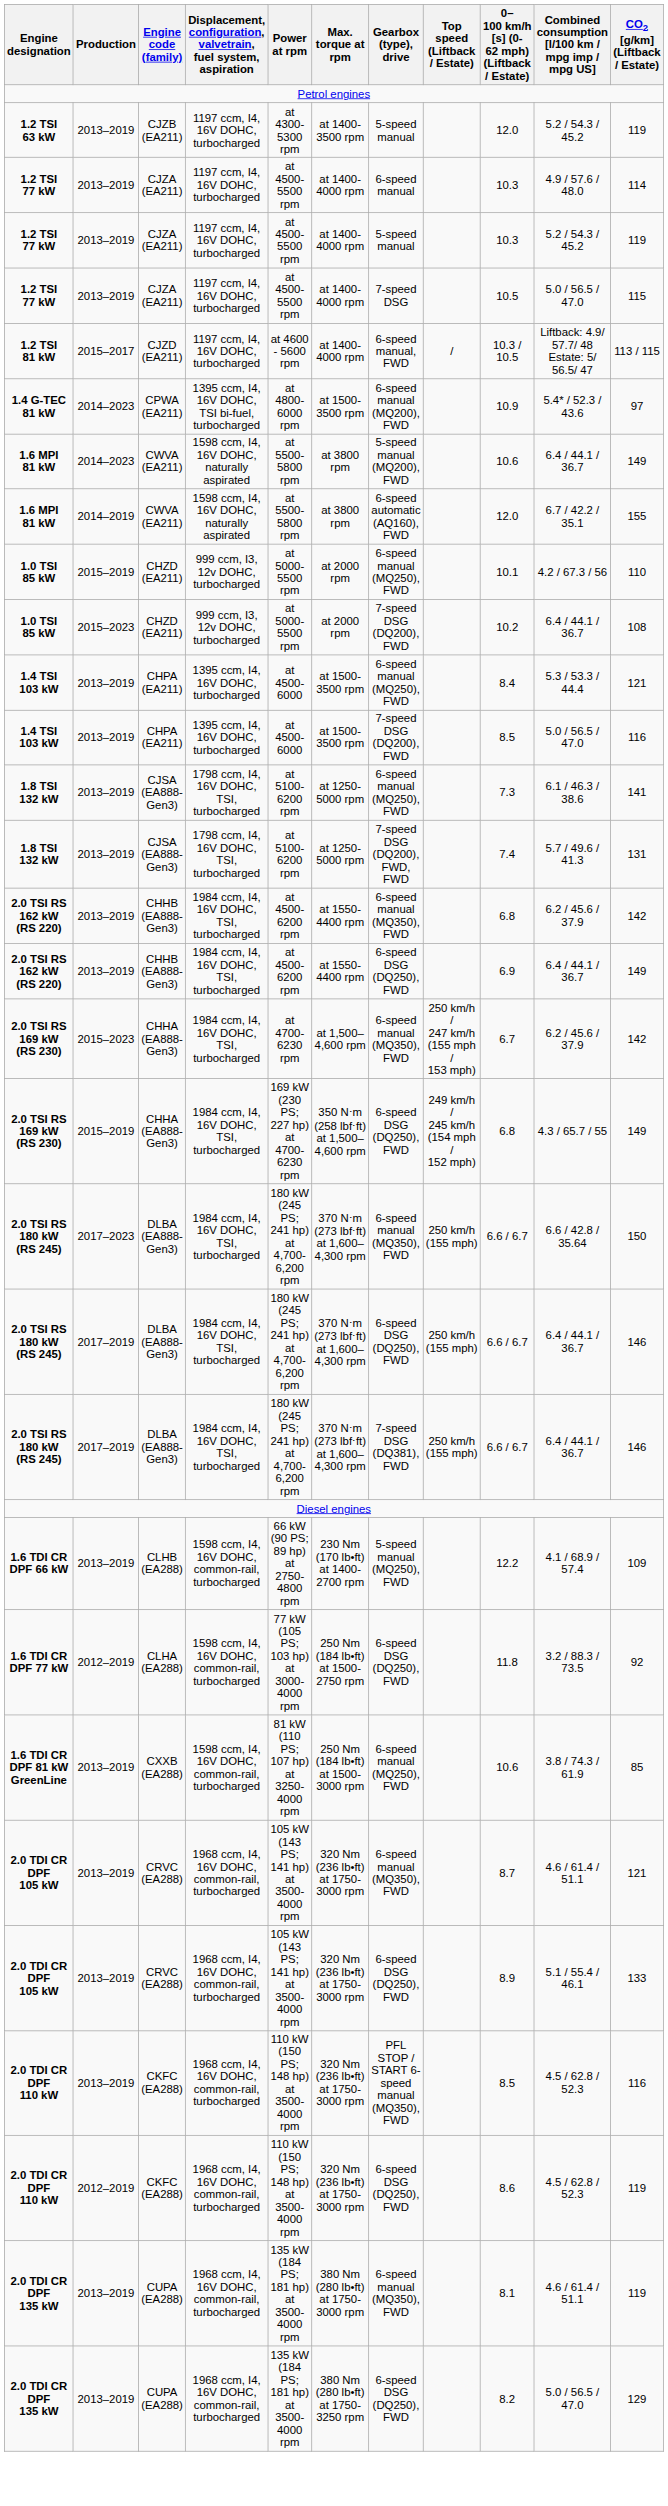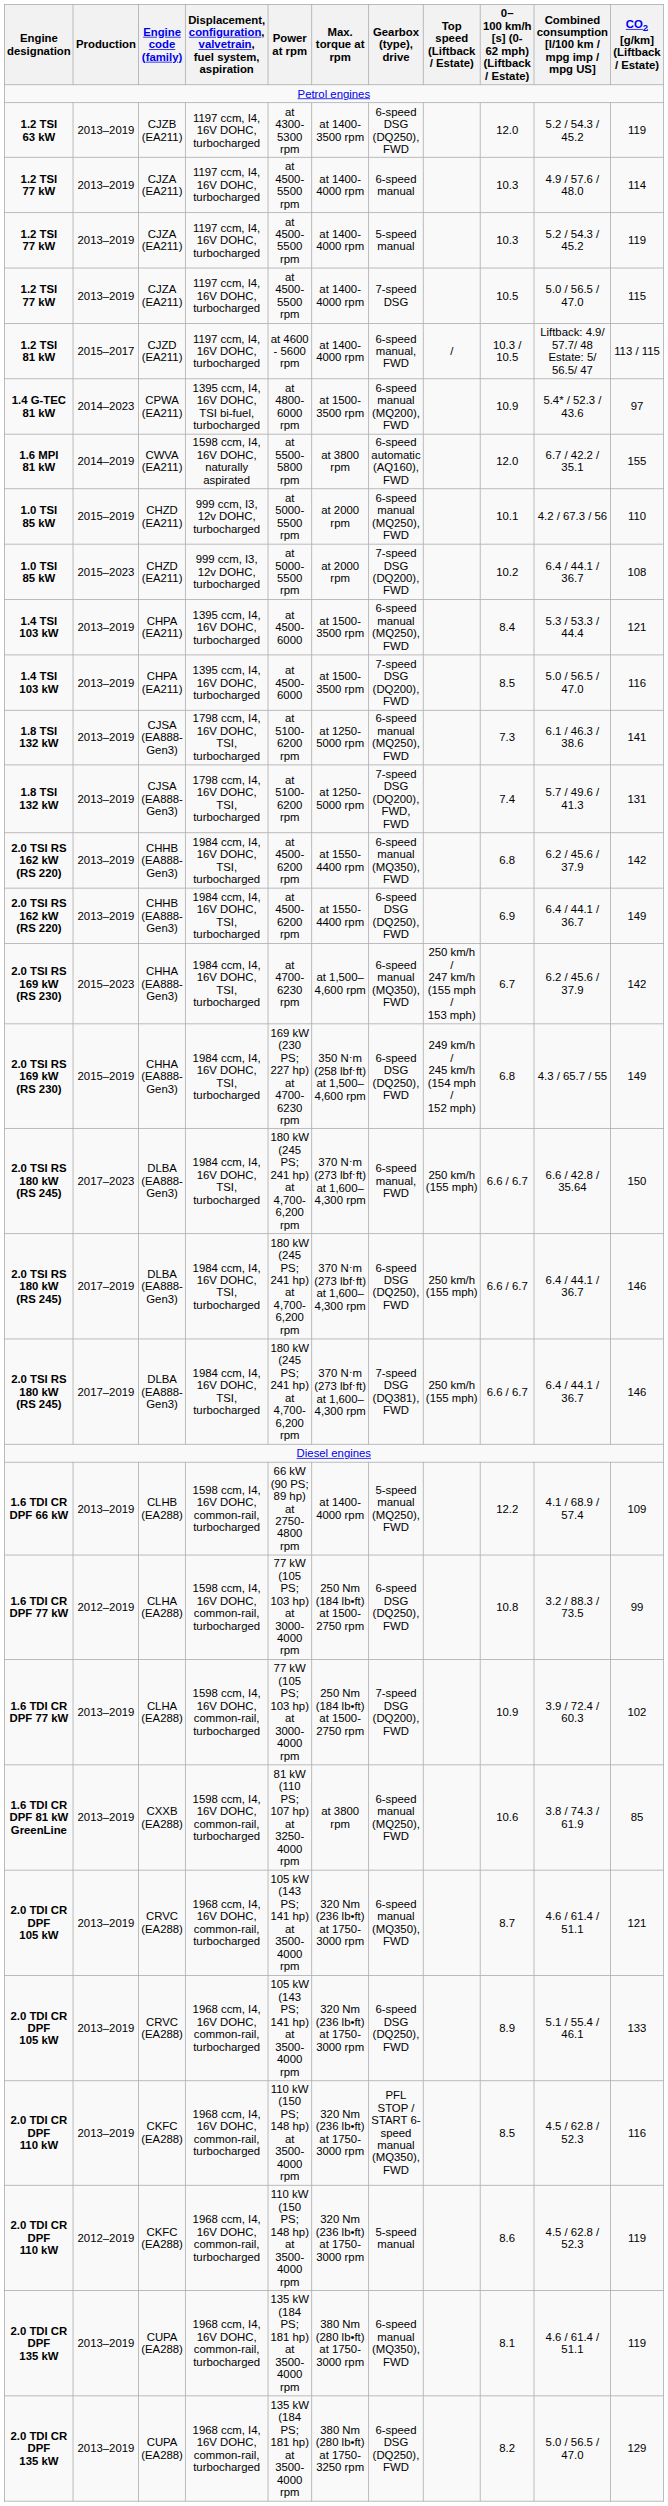(396, 130) 5-speed manual -> (396, 130) 6-speed DSG (DQ250), FWD
- row: (39, 461)
(396, 1236) 6-speed manual (MQ350), FWD -> (396, 1181) 6-speed manual, FWD
(340, 1563) 230 Nm (170 lb•ft) at 1400-2700 rpm -> (340, 1508) at 1400-4000 rpm
(507, 1662) 11.8 -> (507, 1607) 10.8
(637, 1662) 92 -> (637, 1607) 99
+ row: (39, 1712)
(340, 1767) 250 Nm (184 lb•ft) at 1500-3000 rpm -> (340, 1817) at 3800 rpm
(396, 2188) 6-speed DSG (DQ250), FWD -> (396, 2238) 5-speed manual
